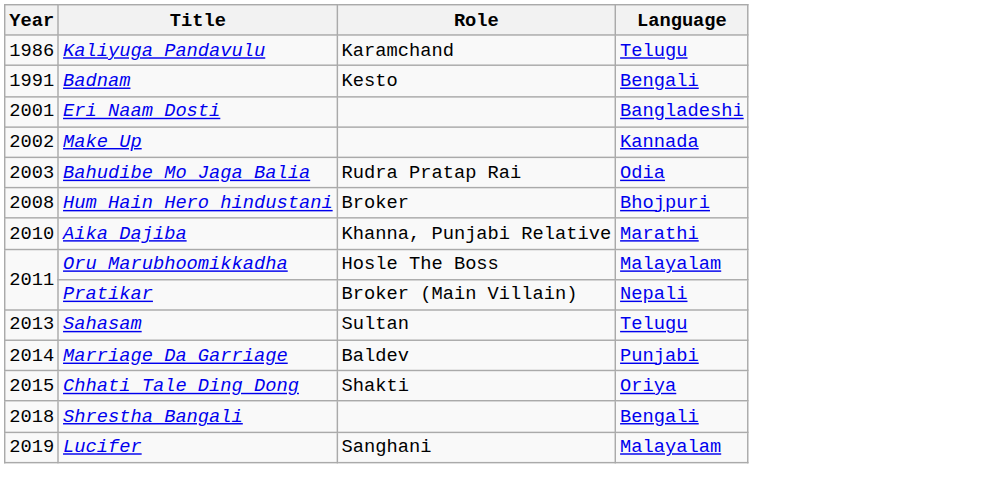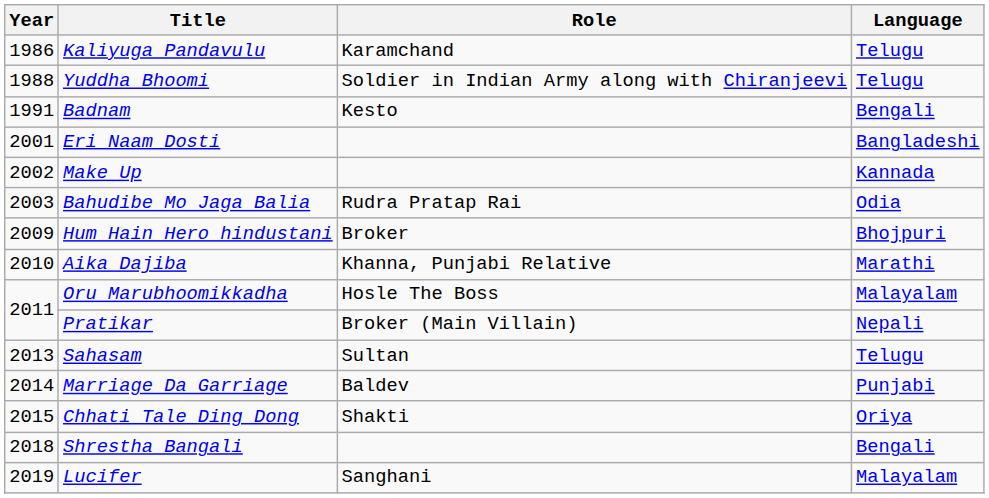+ row: (136, 81)
(32, 203) 2008 -> (32, 234) 2009
